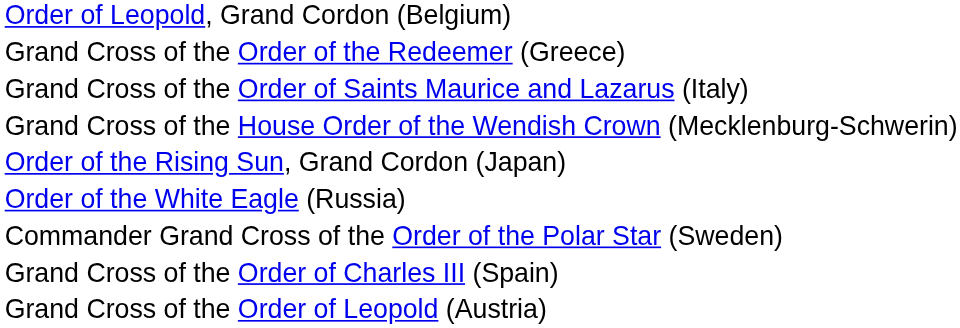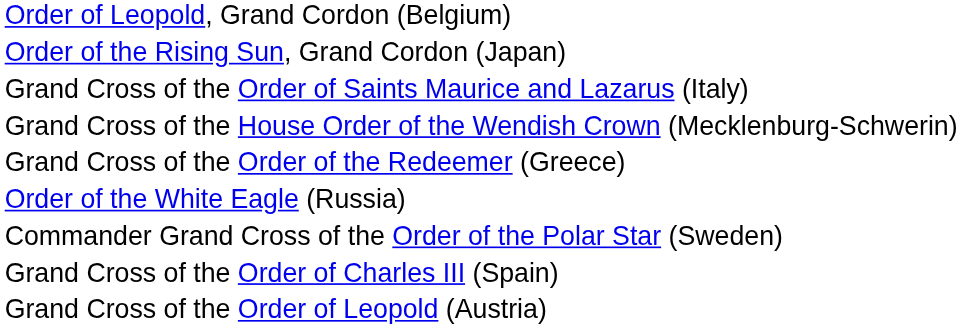rows swapped: (315, 52) <-> (285, 162)
